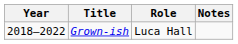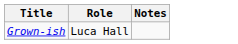- column: (36, 13)
